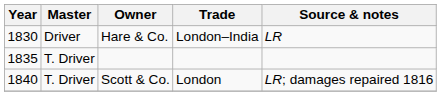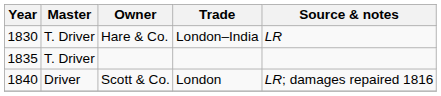(62, 36) Driver -> (69, 36) T. Driver
(69, 79) T. Driver -> (62, 79) Driver
